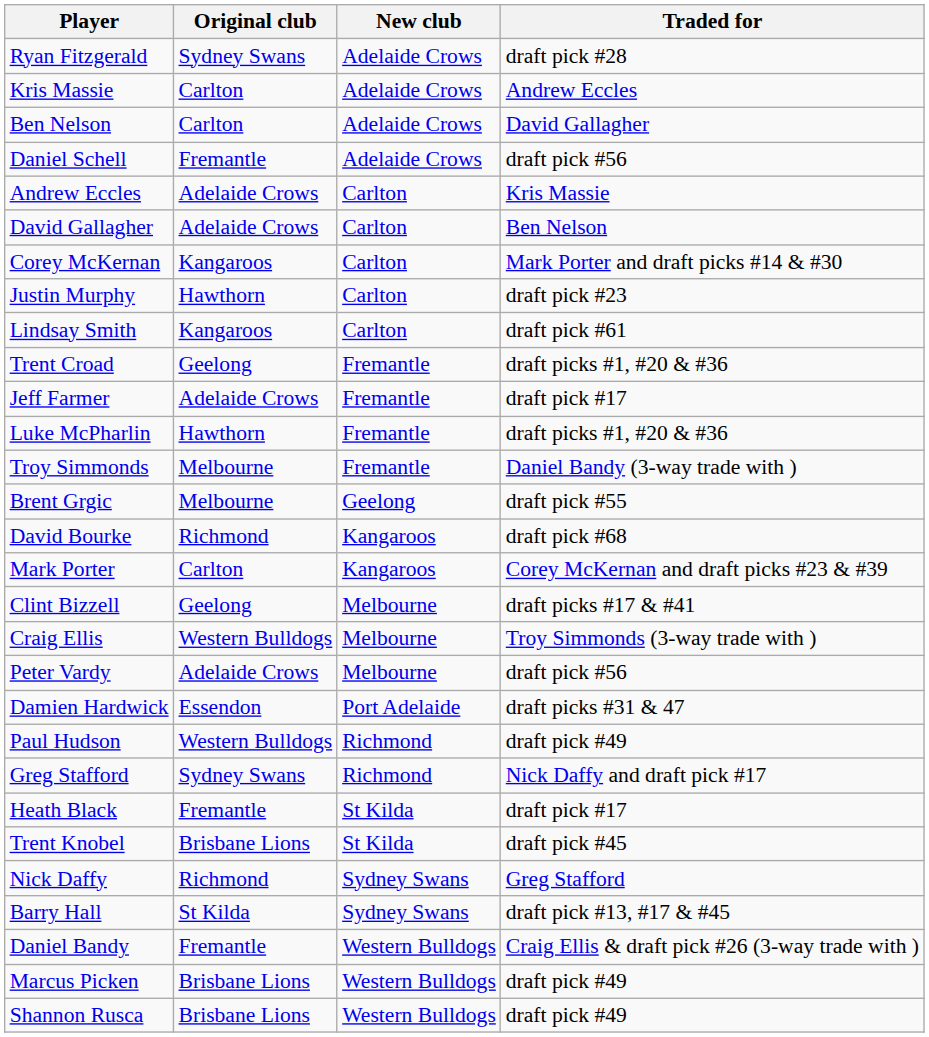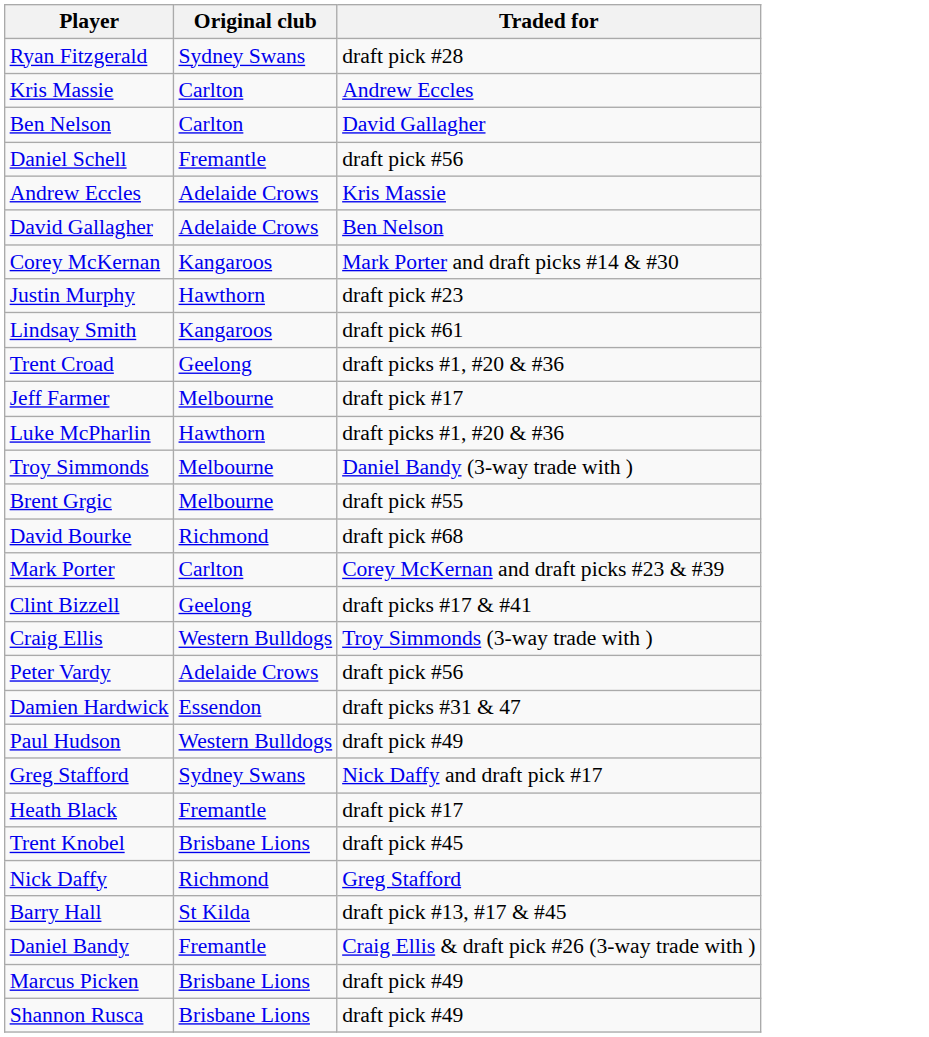- column: (419, 21)
(248, 398) Adelaide Crows -> (226, 398) Melbourne
